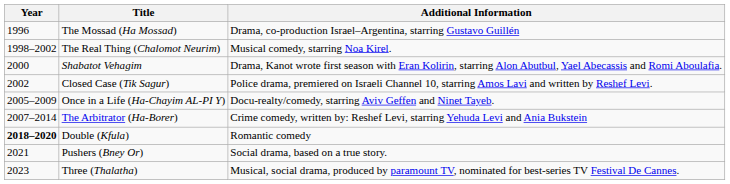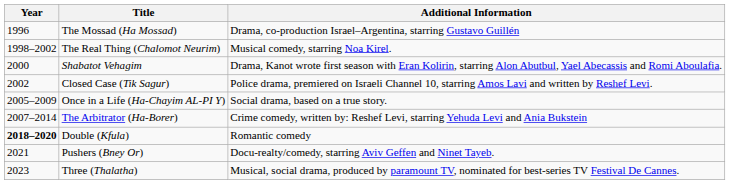(362, 100) Docu-realty/comedy, starring Aviv Geffen and Ninet Tayeb. -> (309, 100) Social drama, based on a true story.
(309, 153) Social drama, based on a true story. -> (362, 153) Docu-realty/comedy, starring Aviv Geffen and Ninet Tayeb.
